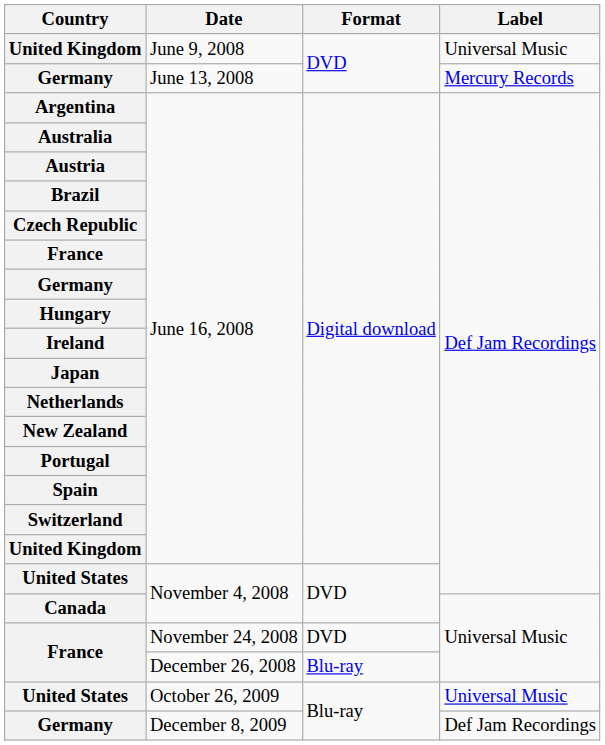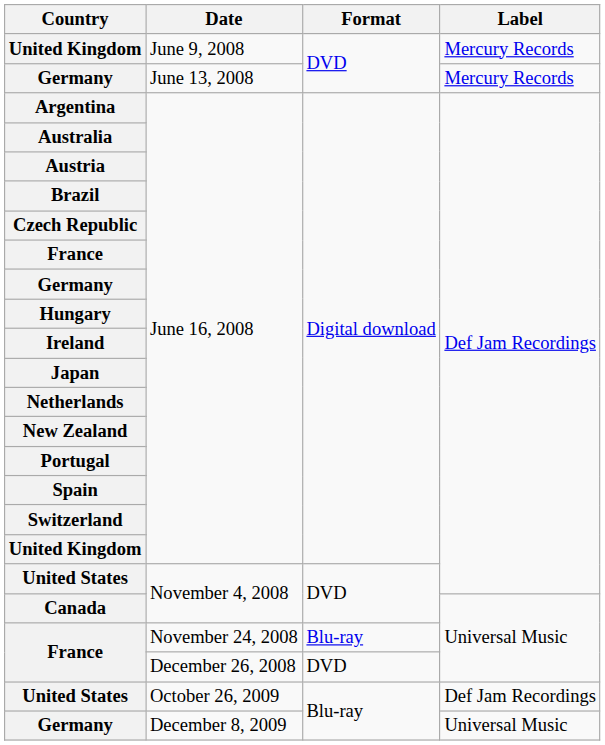(506, 48) Universal Music -> (509, 48) Mercury Records
(327, 637) DVD -> (335, 637) Blu-ray
(335, 666) Blu-ray -> (327, 666) DVD
(506, 696) Universal Music -> (520, 696) Def Jam Recordings
(520, 725) Def Jam Recordings -> (506, 725) Universal Music
